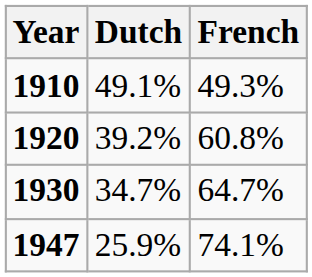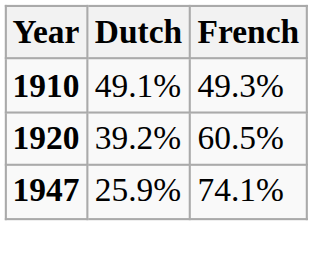(241, 137) 60.8% -> (241, 137) 60.5%
- row: (46, 191)
